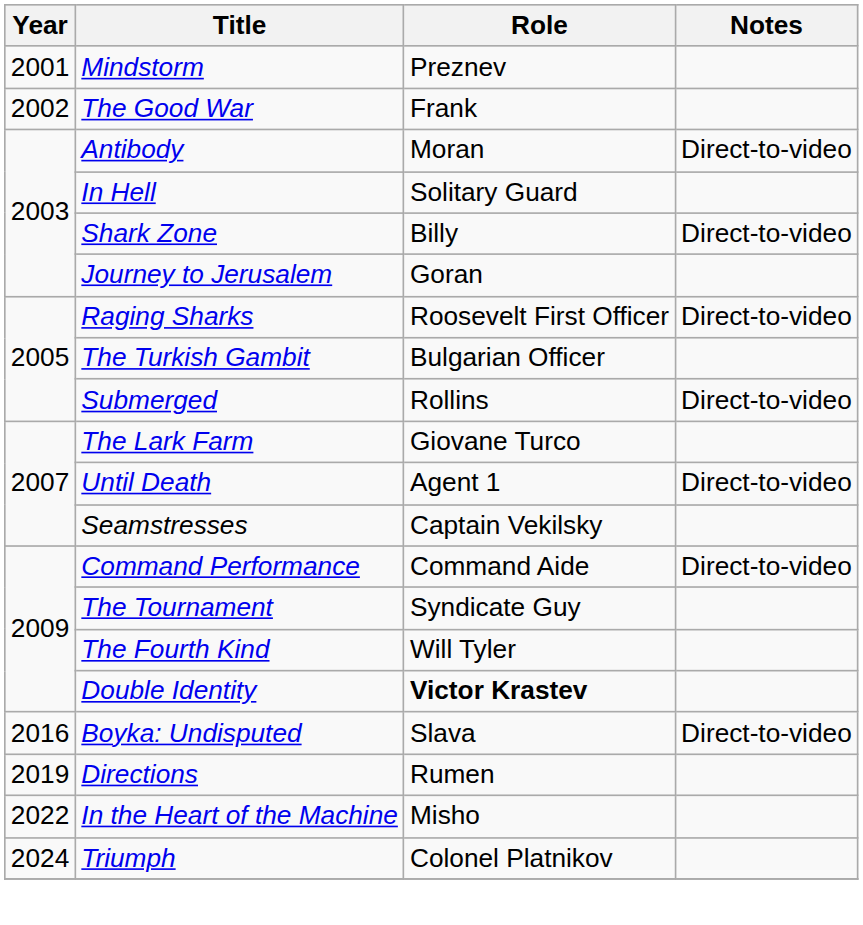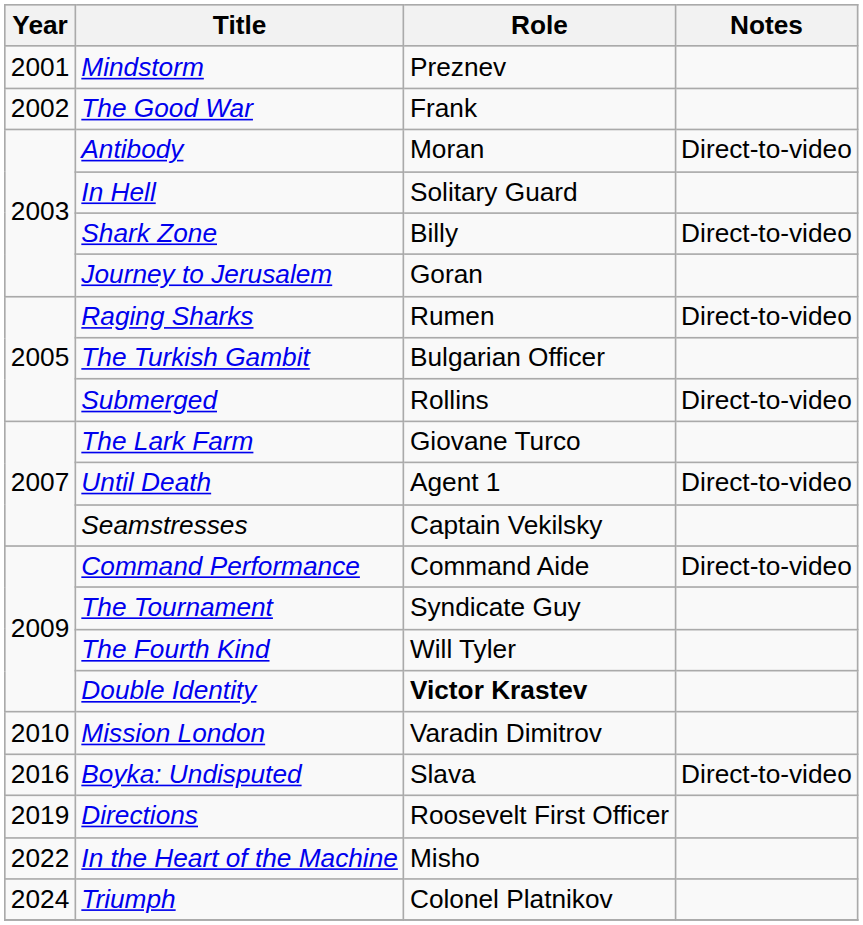(539, 316) Roosevelt First Officer -> (452, 316) Rumen
+ row: (173, 732)
(452, 774) Rumen -> (539, 815) Roosevelt First Officer
